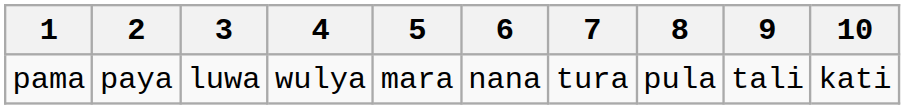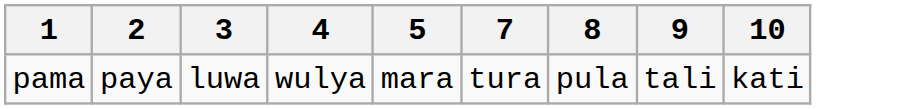- column: (505, 30)
